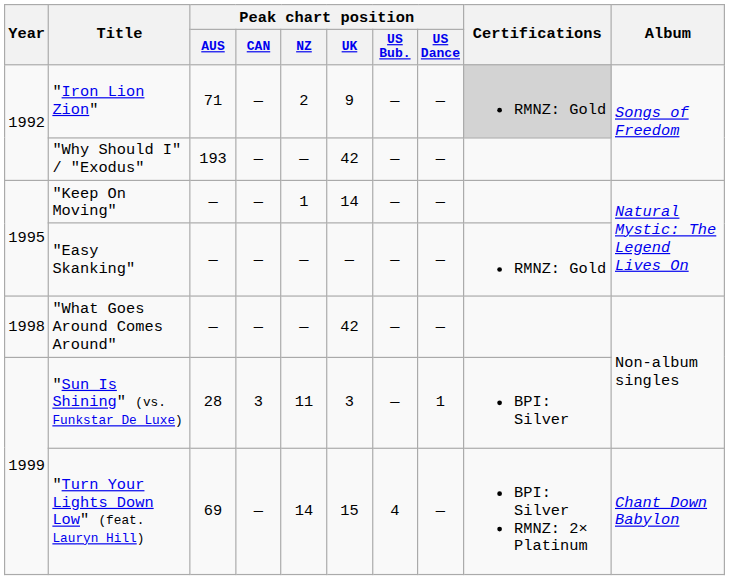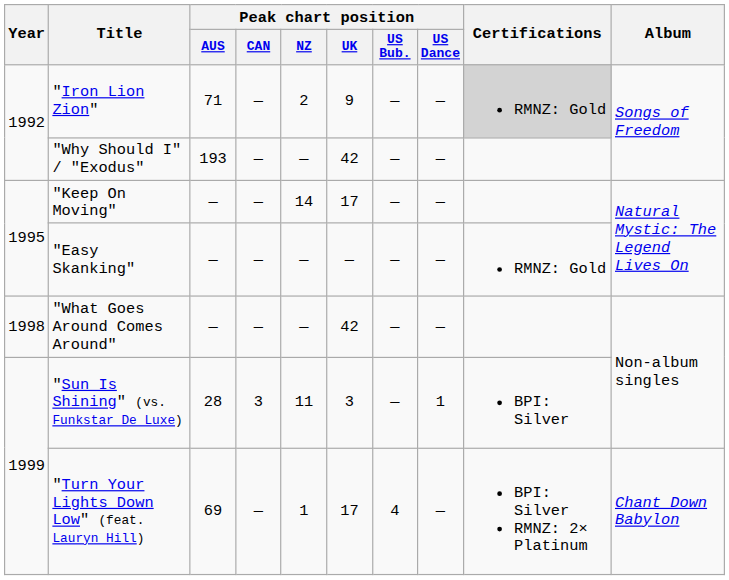(304, 202) 1 -> (304, 202) 14
(349, 202) 14 -> (349, 202) 17
(304, 511) 14 -> (304, 511) 1
(349, 511) 15 -> (349, 511) 17
